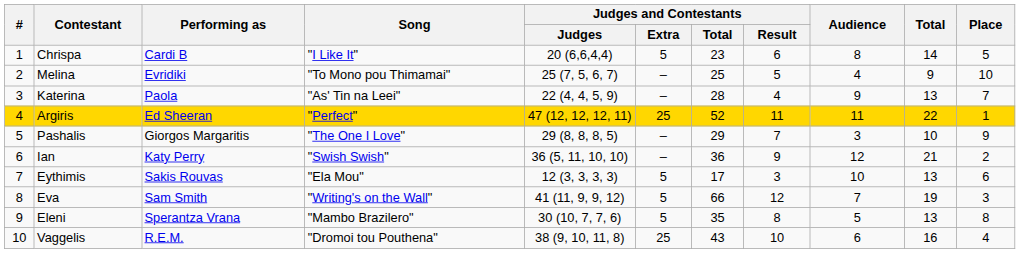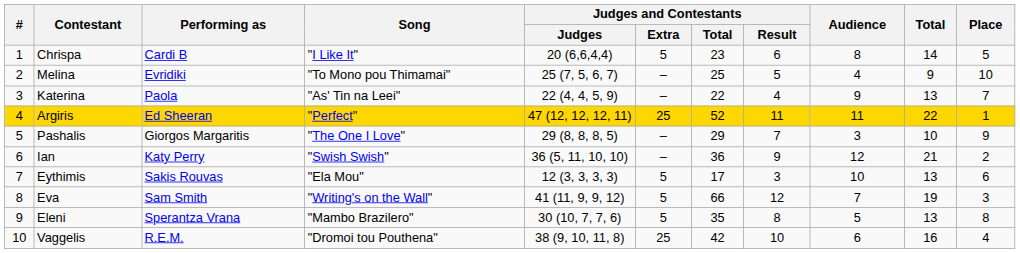(718, 95) 28 -> (718, 95) 22
(718, 237) 43 -> (718, 237) 42
